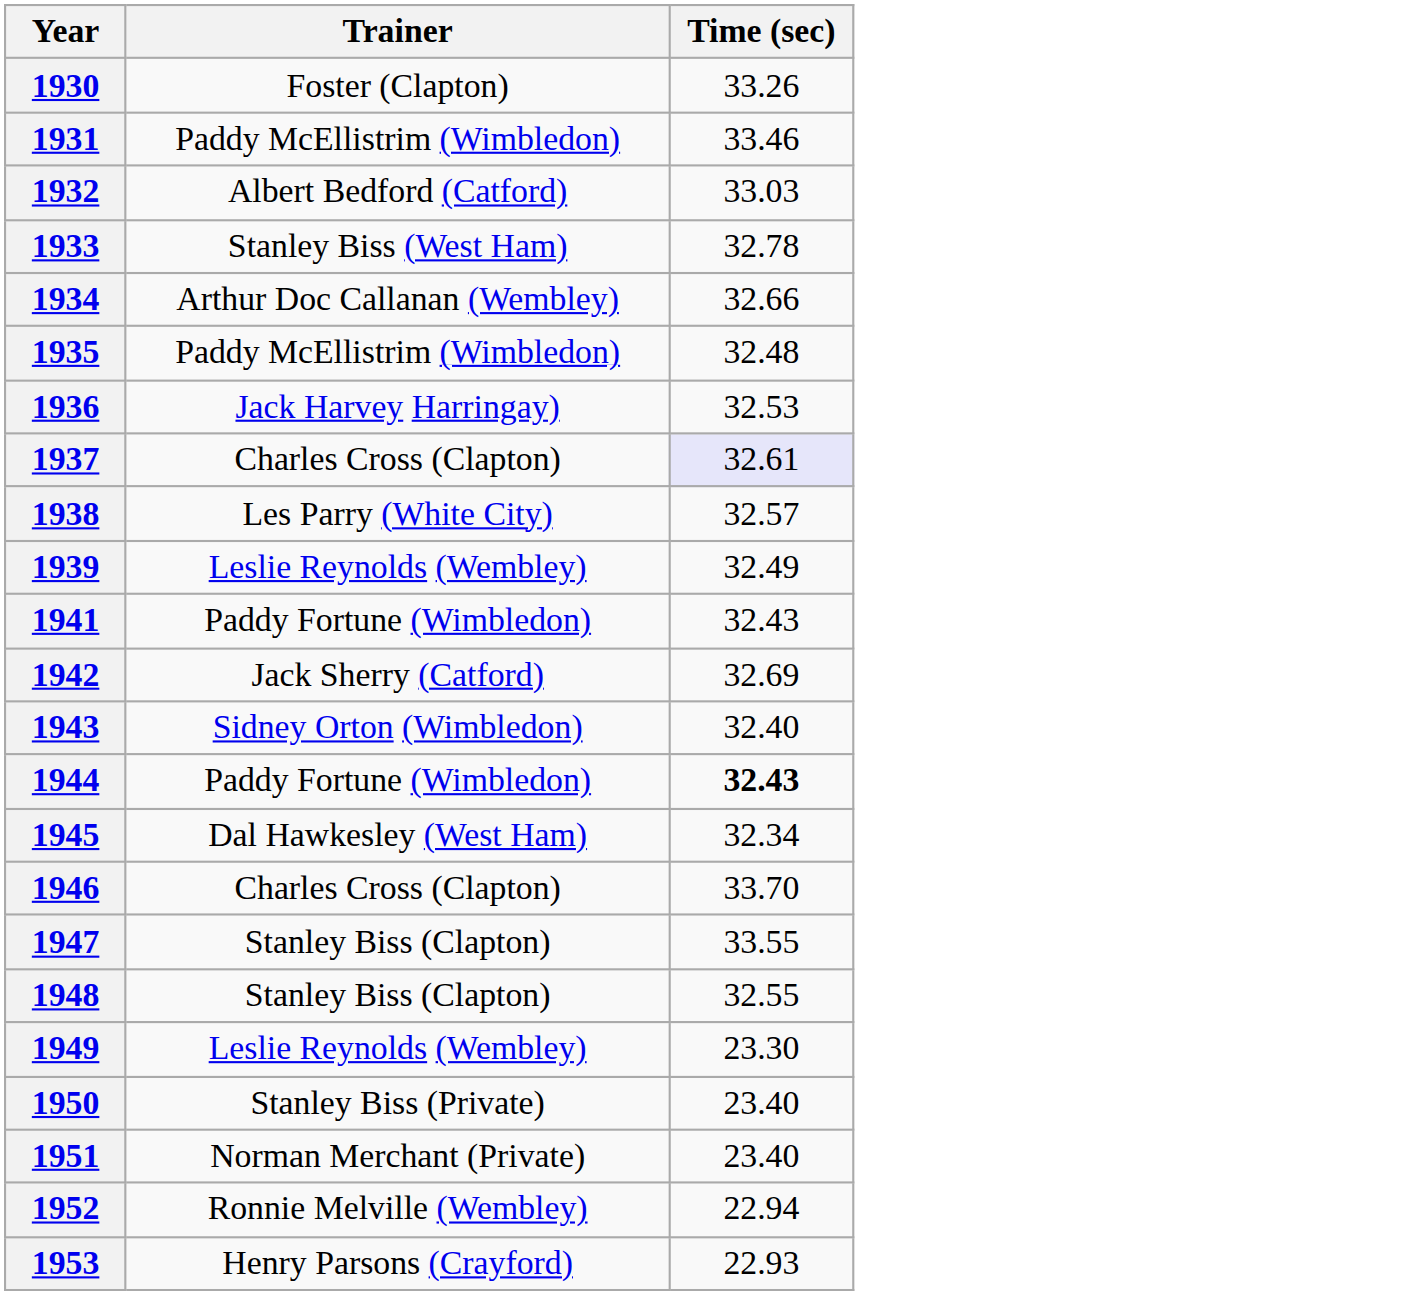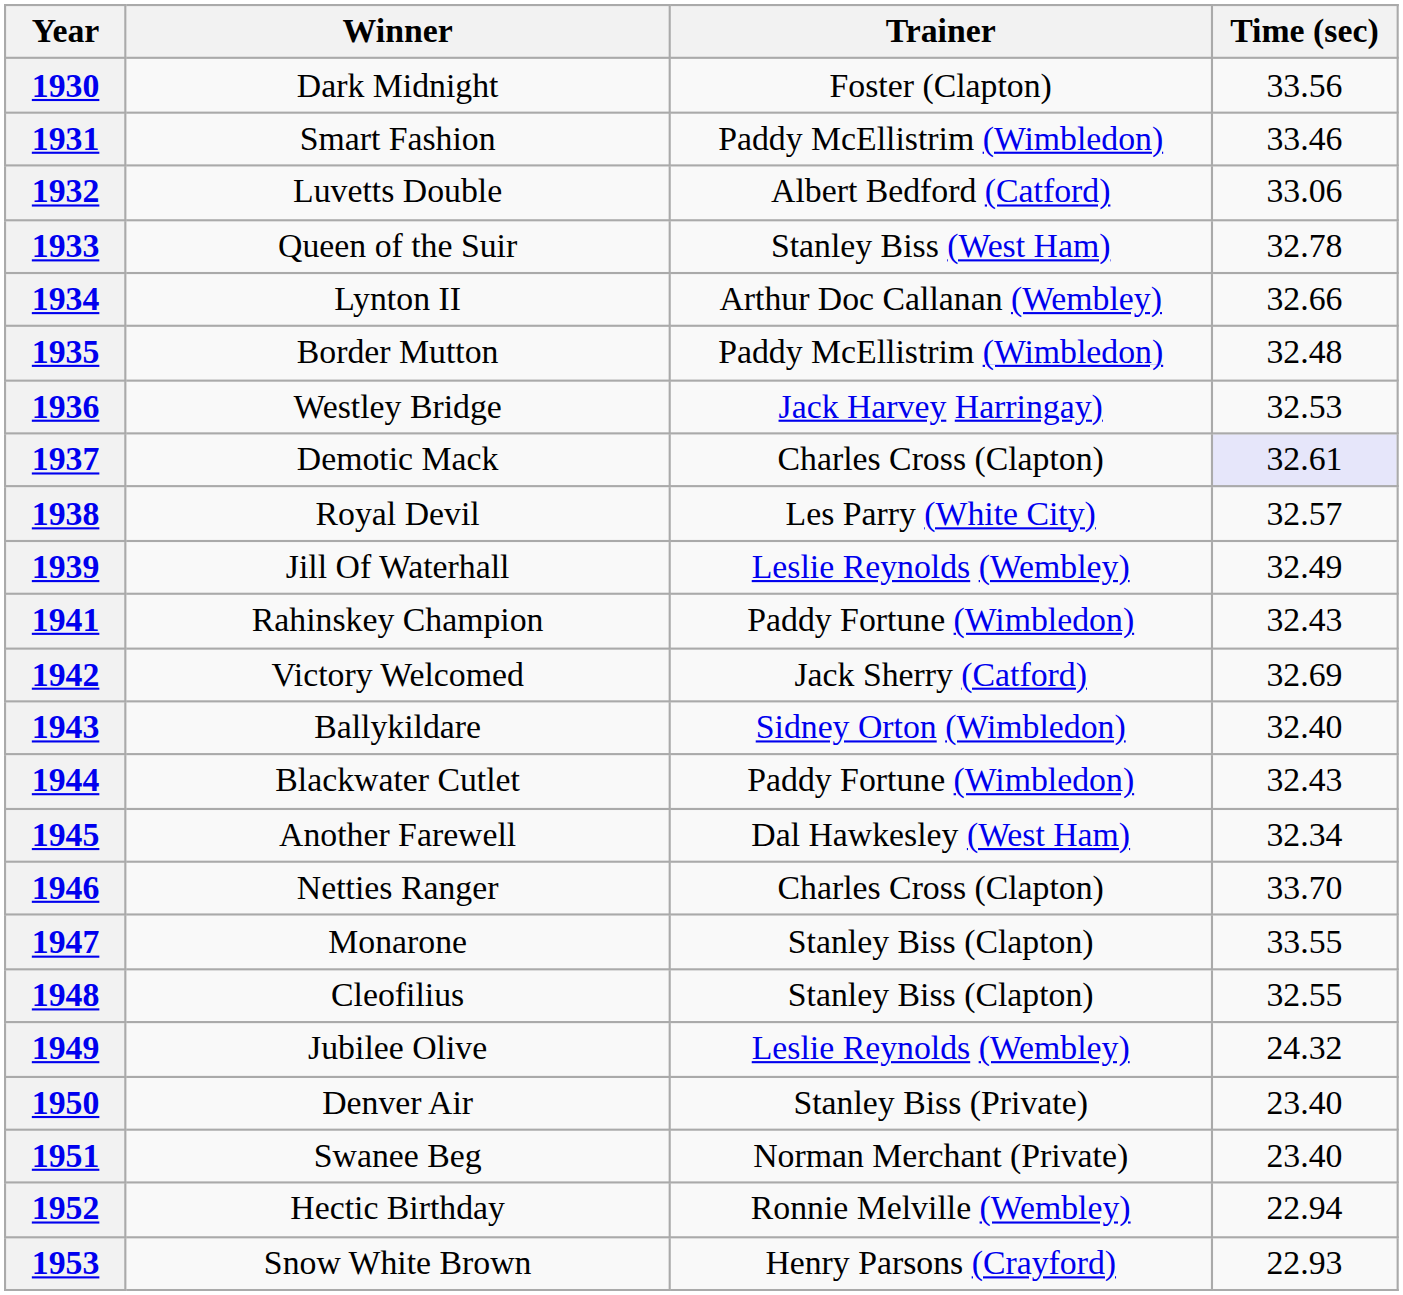+ column: (398, 31)
(761, 84) 33.26 -> (1304, 84) 33.56
(761, 191) 33.03 -> (1304, 191) 33.06
(761, 780) bold -> (1304, 780) normal
(761, 1048) 23.30 -> (1304, 1048) 24.32
